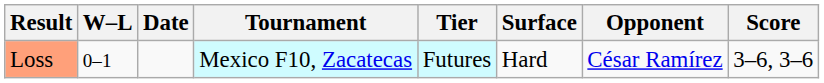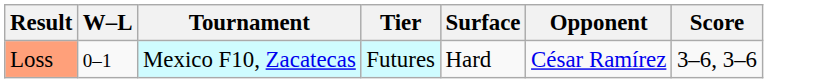- column: (166, 22)
